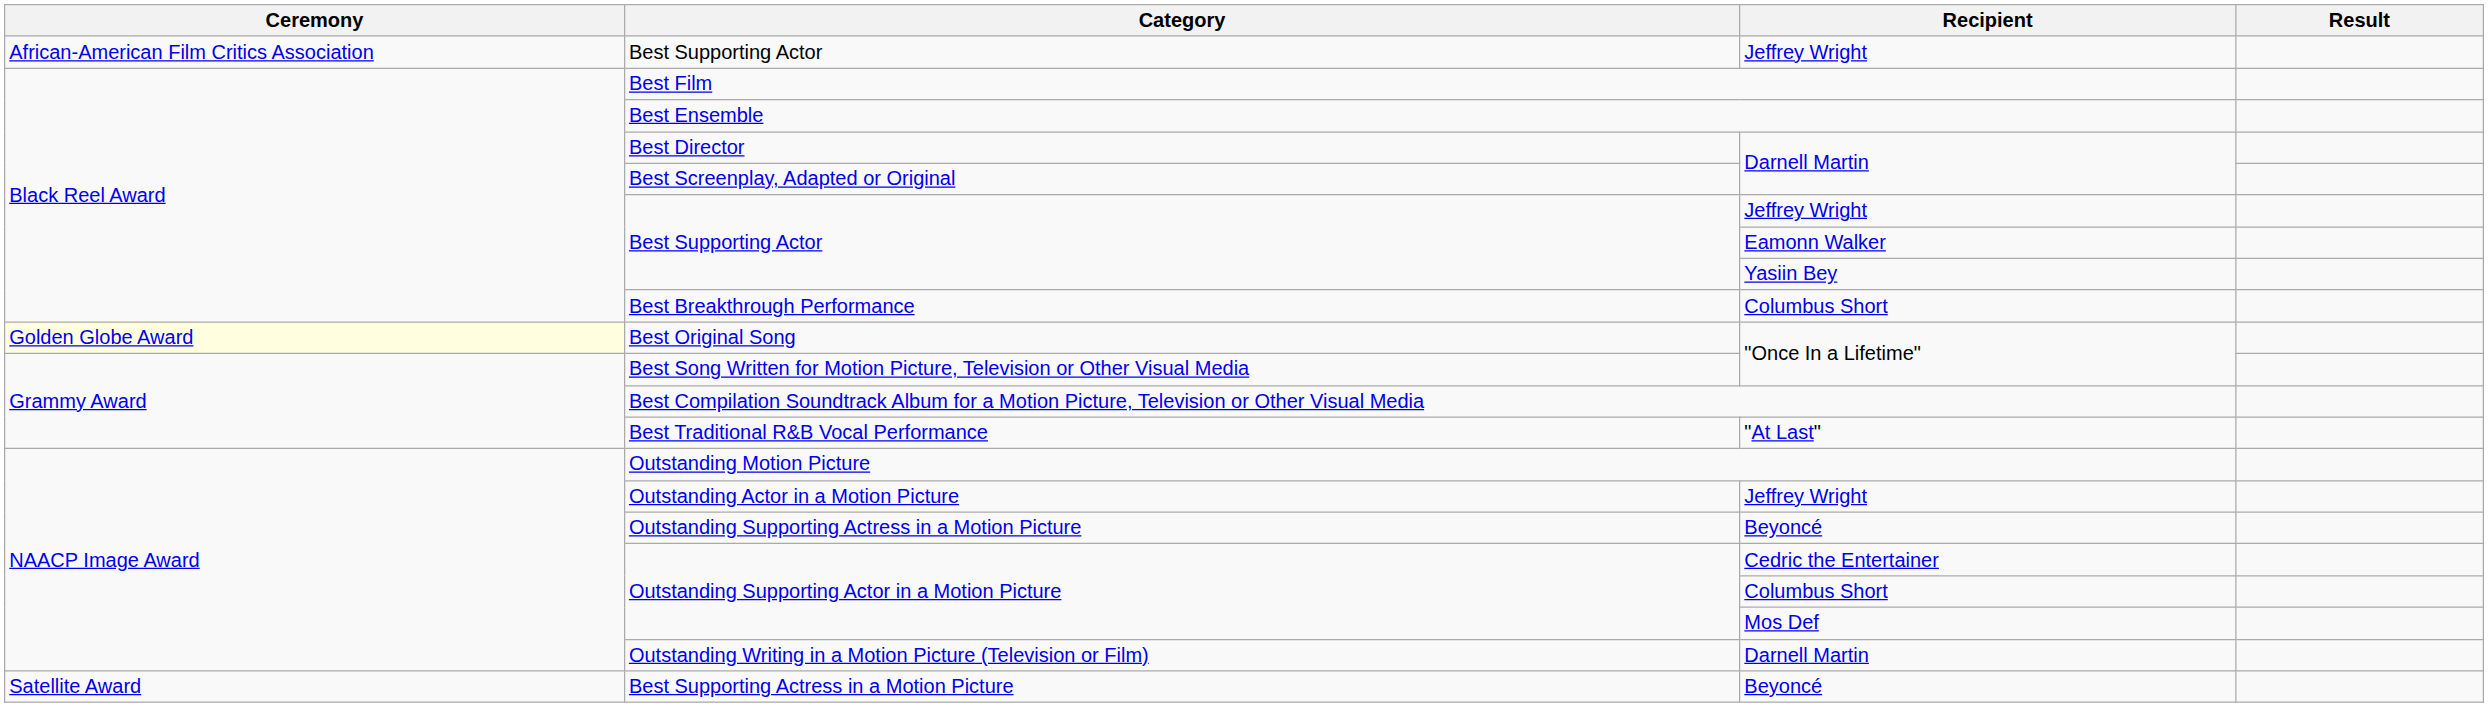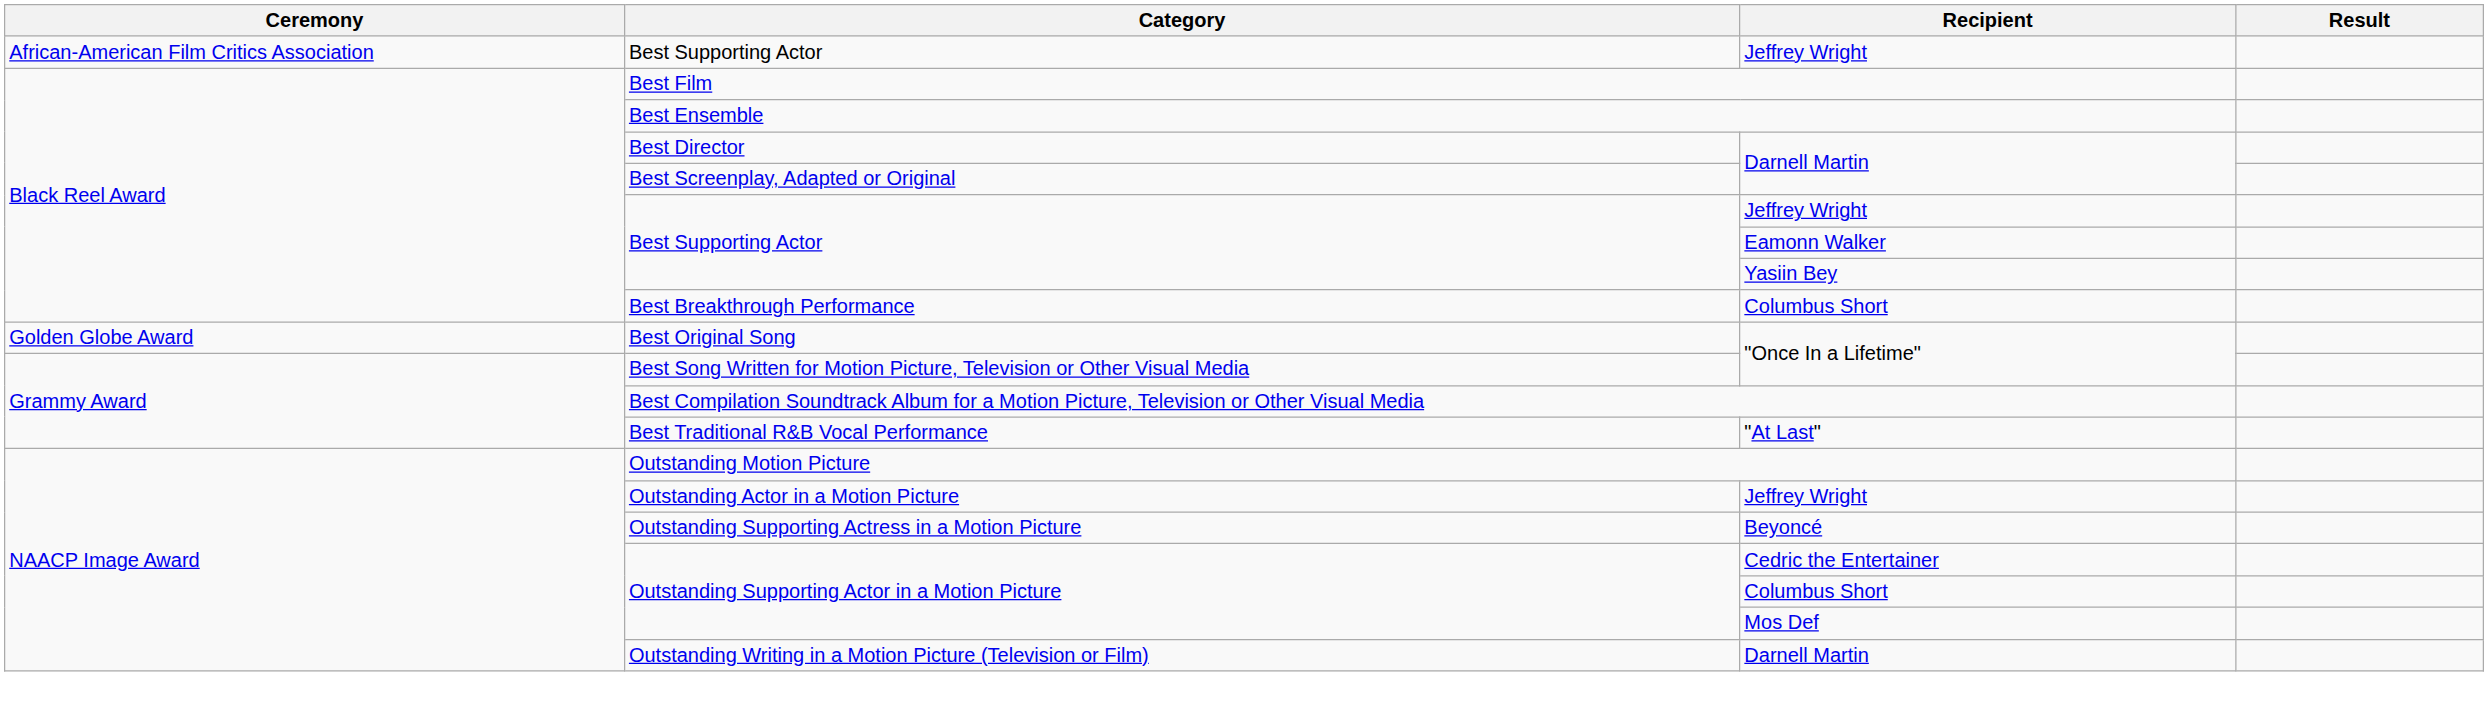(101, 337) lightyellow background -> (101, 337) no background
- row: (821, 686)
